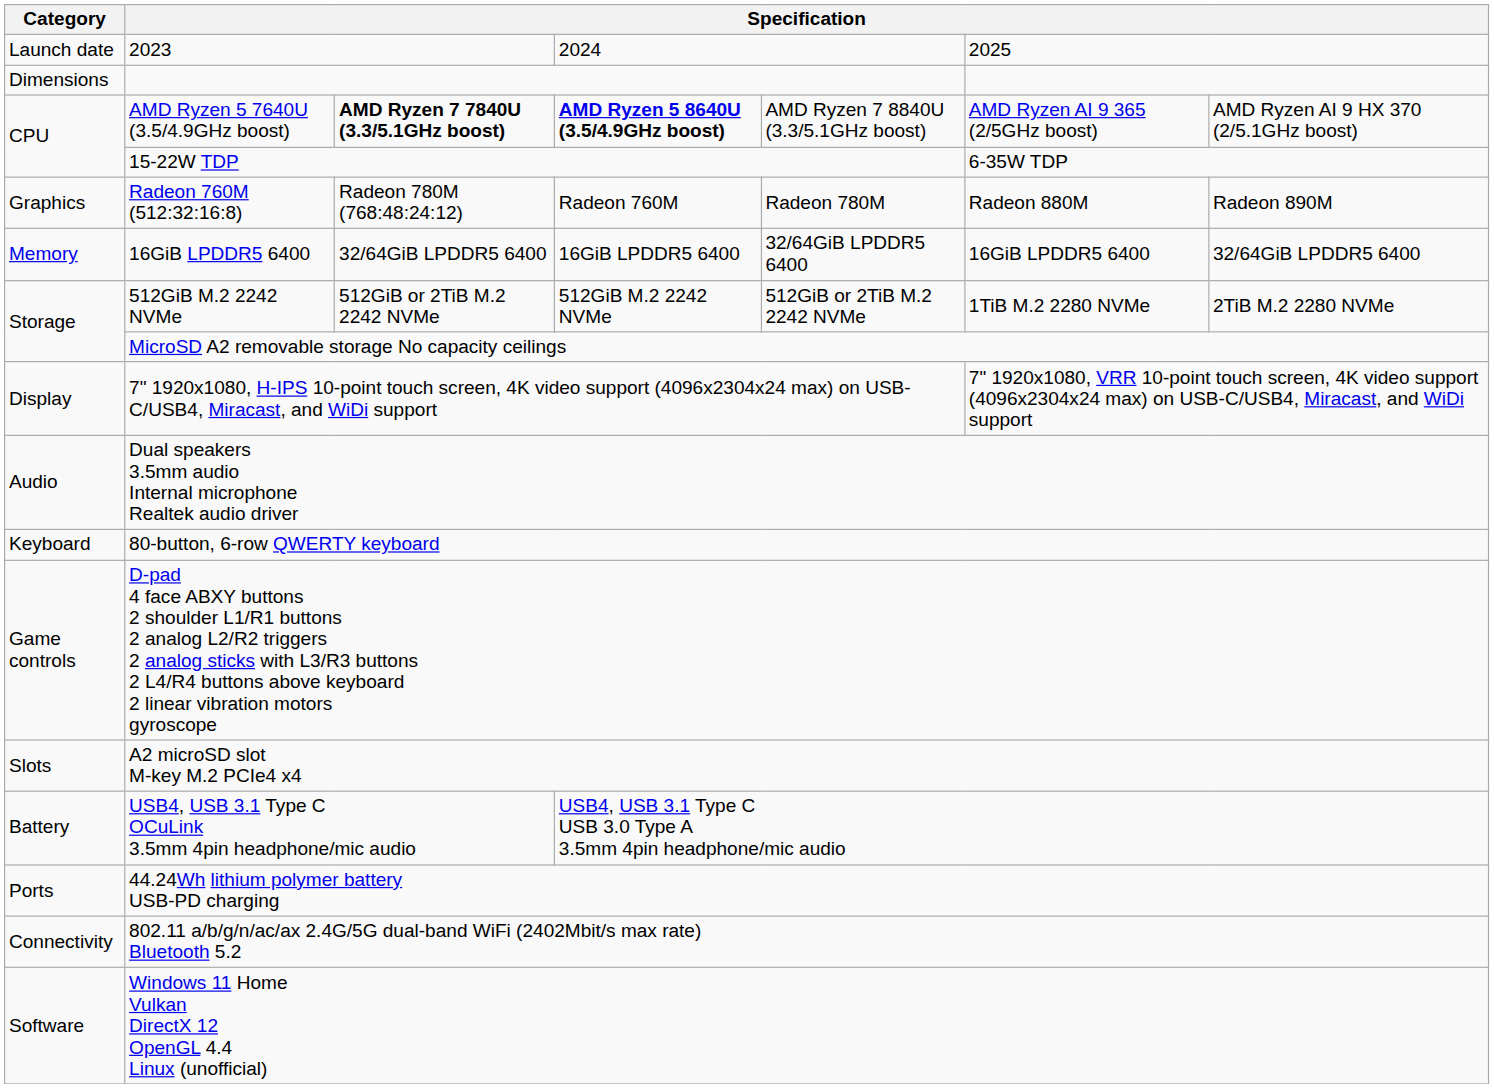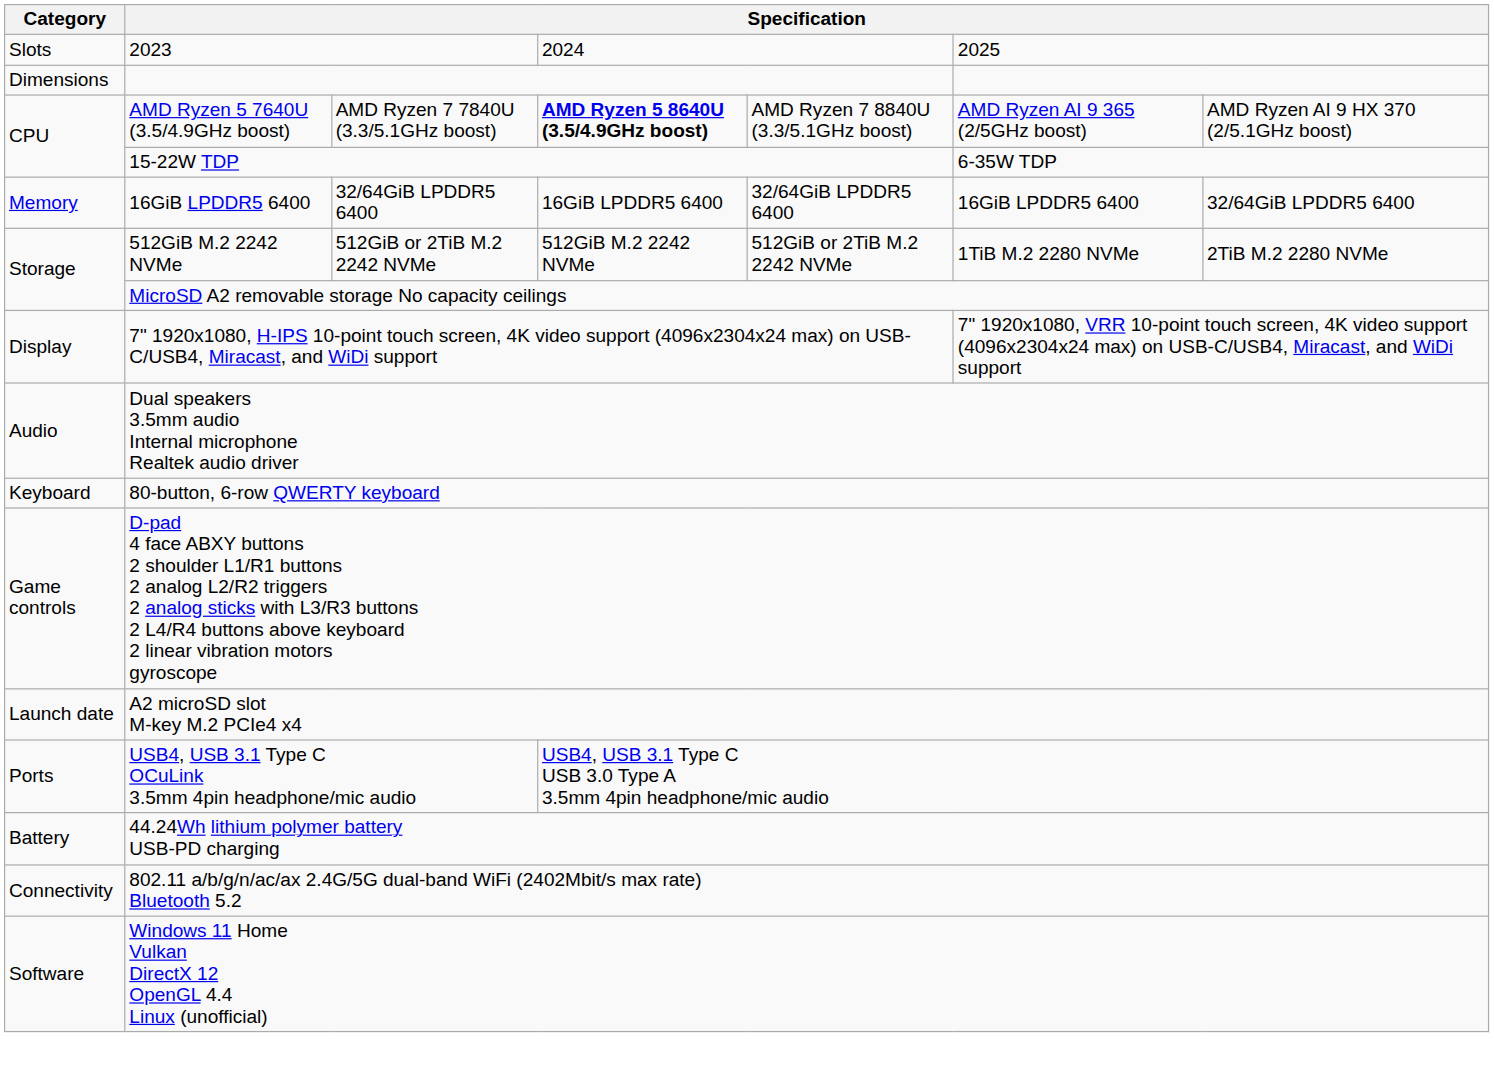(61, 49) Launch date -> (30, 49) Slots
(430, 120) bold -> (425, 120) normal
- row: (189, 202)
(30, 765) Slots -> (61, 713) Launch date
(39, 827) Battery -> (31, 776) Ports
(31, 890) Ports -> (39, 838) Battery
